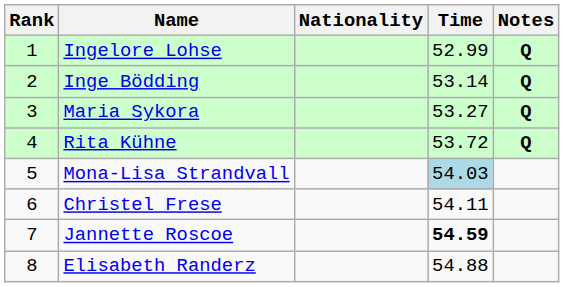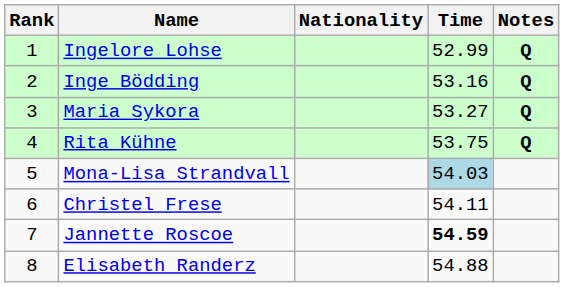(460, 82) 53.14 -> (460, 82) 53.16
(460, 143) 53.72 -> (460, 143) 53.75
